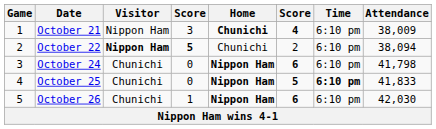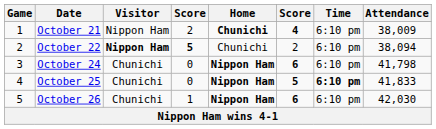(190, 30) 3 -> (190, 30) 2
